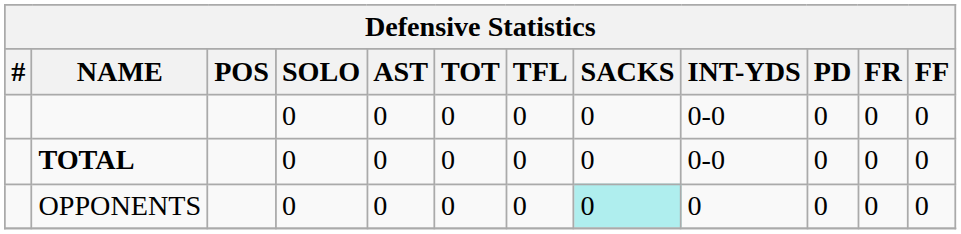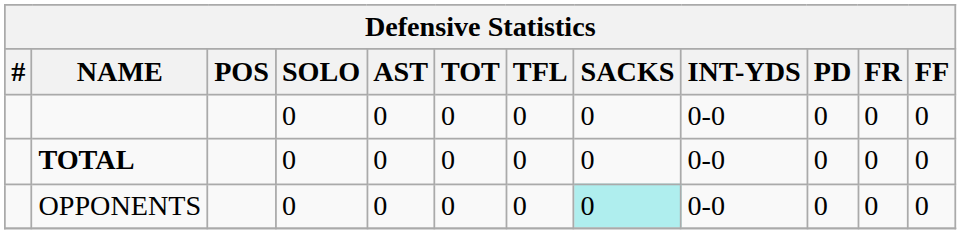(695, 205) 0 -> (706, 205) 0-0
